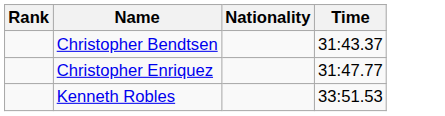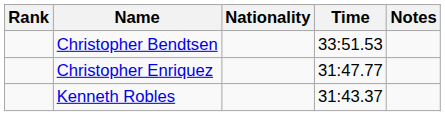+ column: (414, 17)
(350, 44) 31:43.37 -> (350, 44) 33:51.53
(350, 96) 33:51.53 -> (350, 96) 31:43.37
